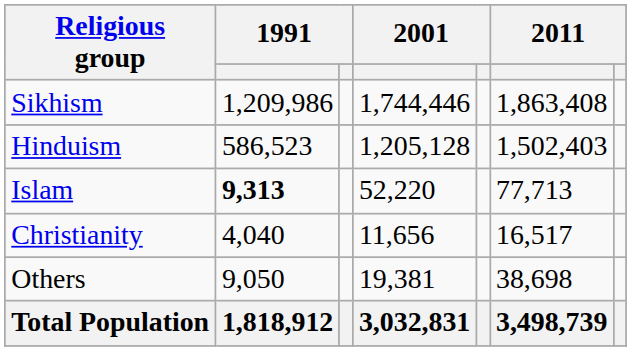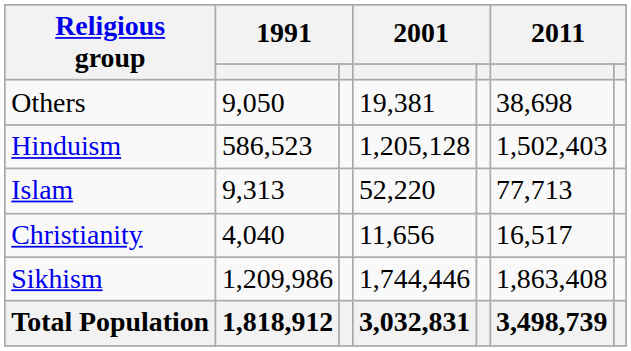rows swapped: (57, 102) <-> (48, 278)
(253, 190) bold -> (253, 190) normal
